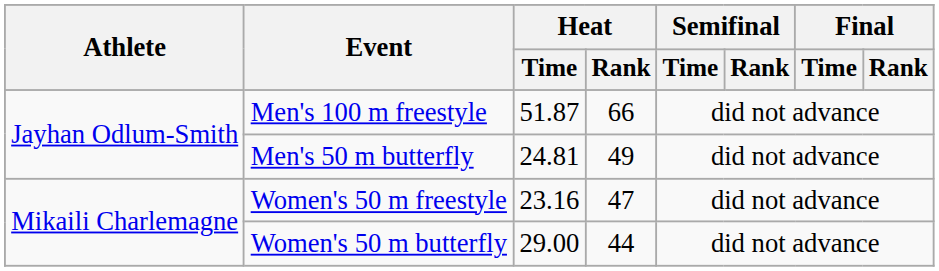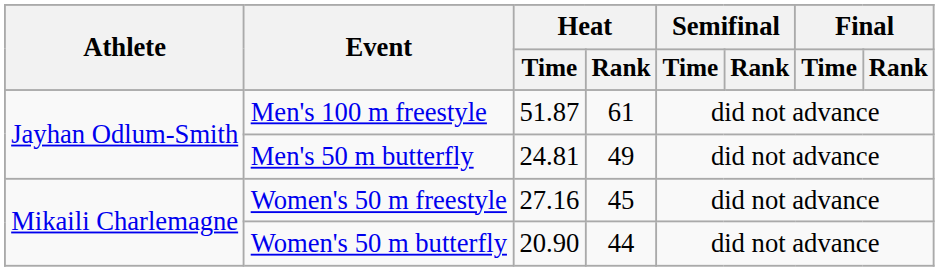(621, 112) 66 -> (621, 112) 61
(549, 200) 23.16 -> (549, 200) 27.16
(621, 200) 47 -> (621, 200) 45
(549, 244) 29.00 -> (549, 244) 20.90
